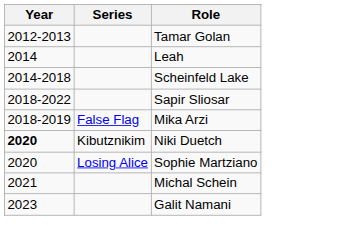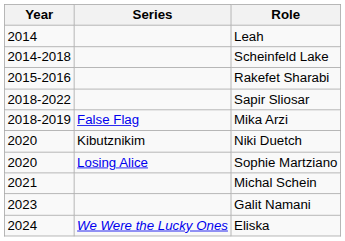- row: (192, 36)
+ row: (282, 78)
(22, 141) bold -> (22, 141) normal
+ row: (252, 225)
